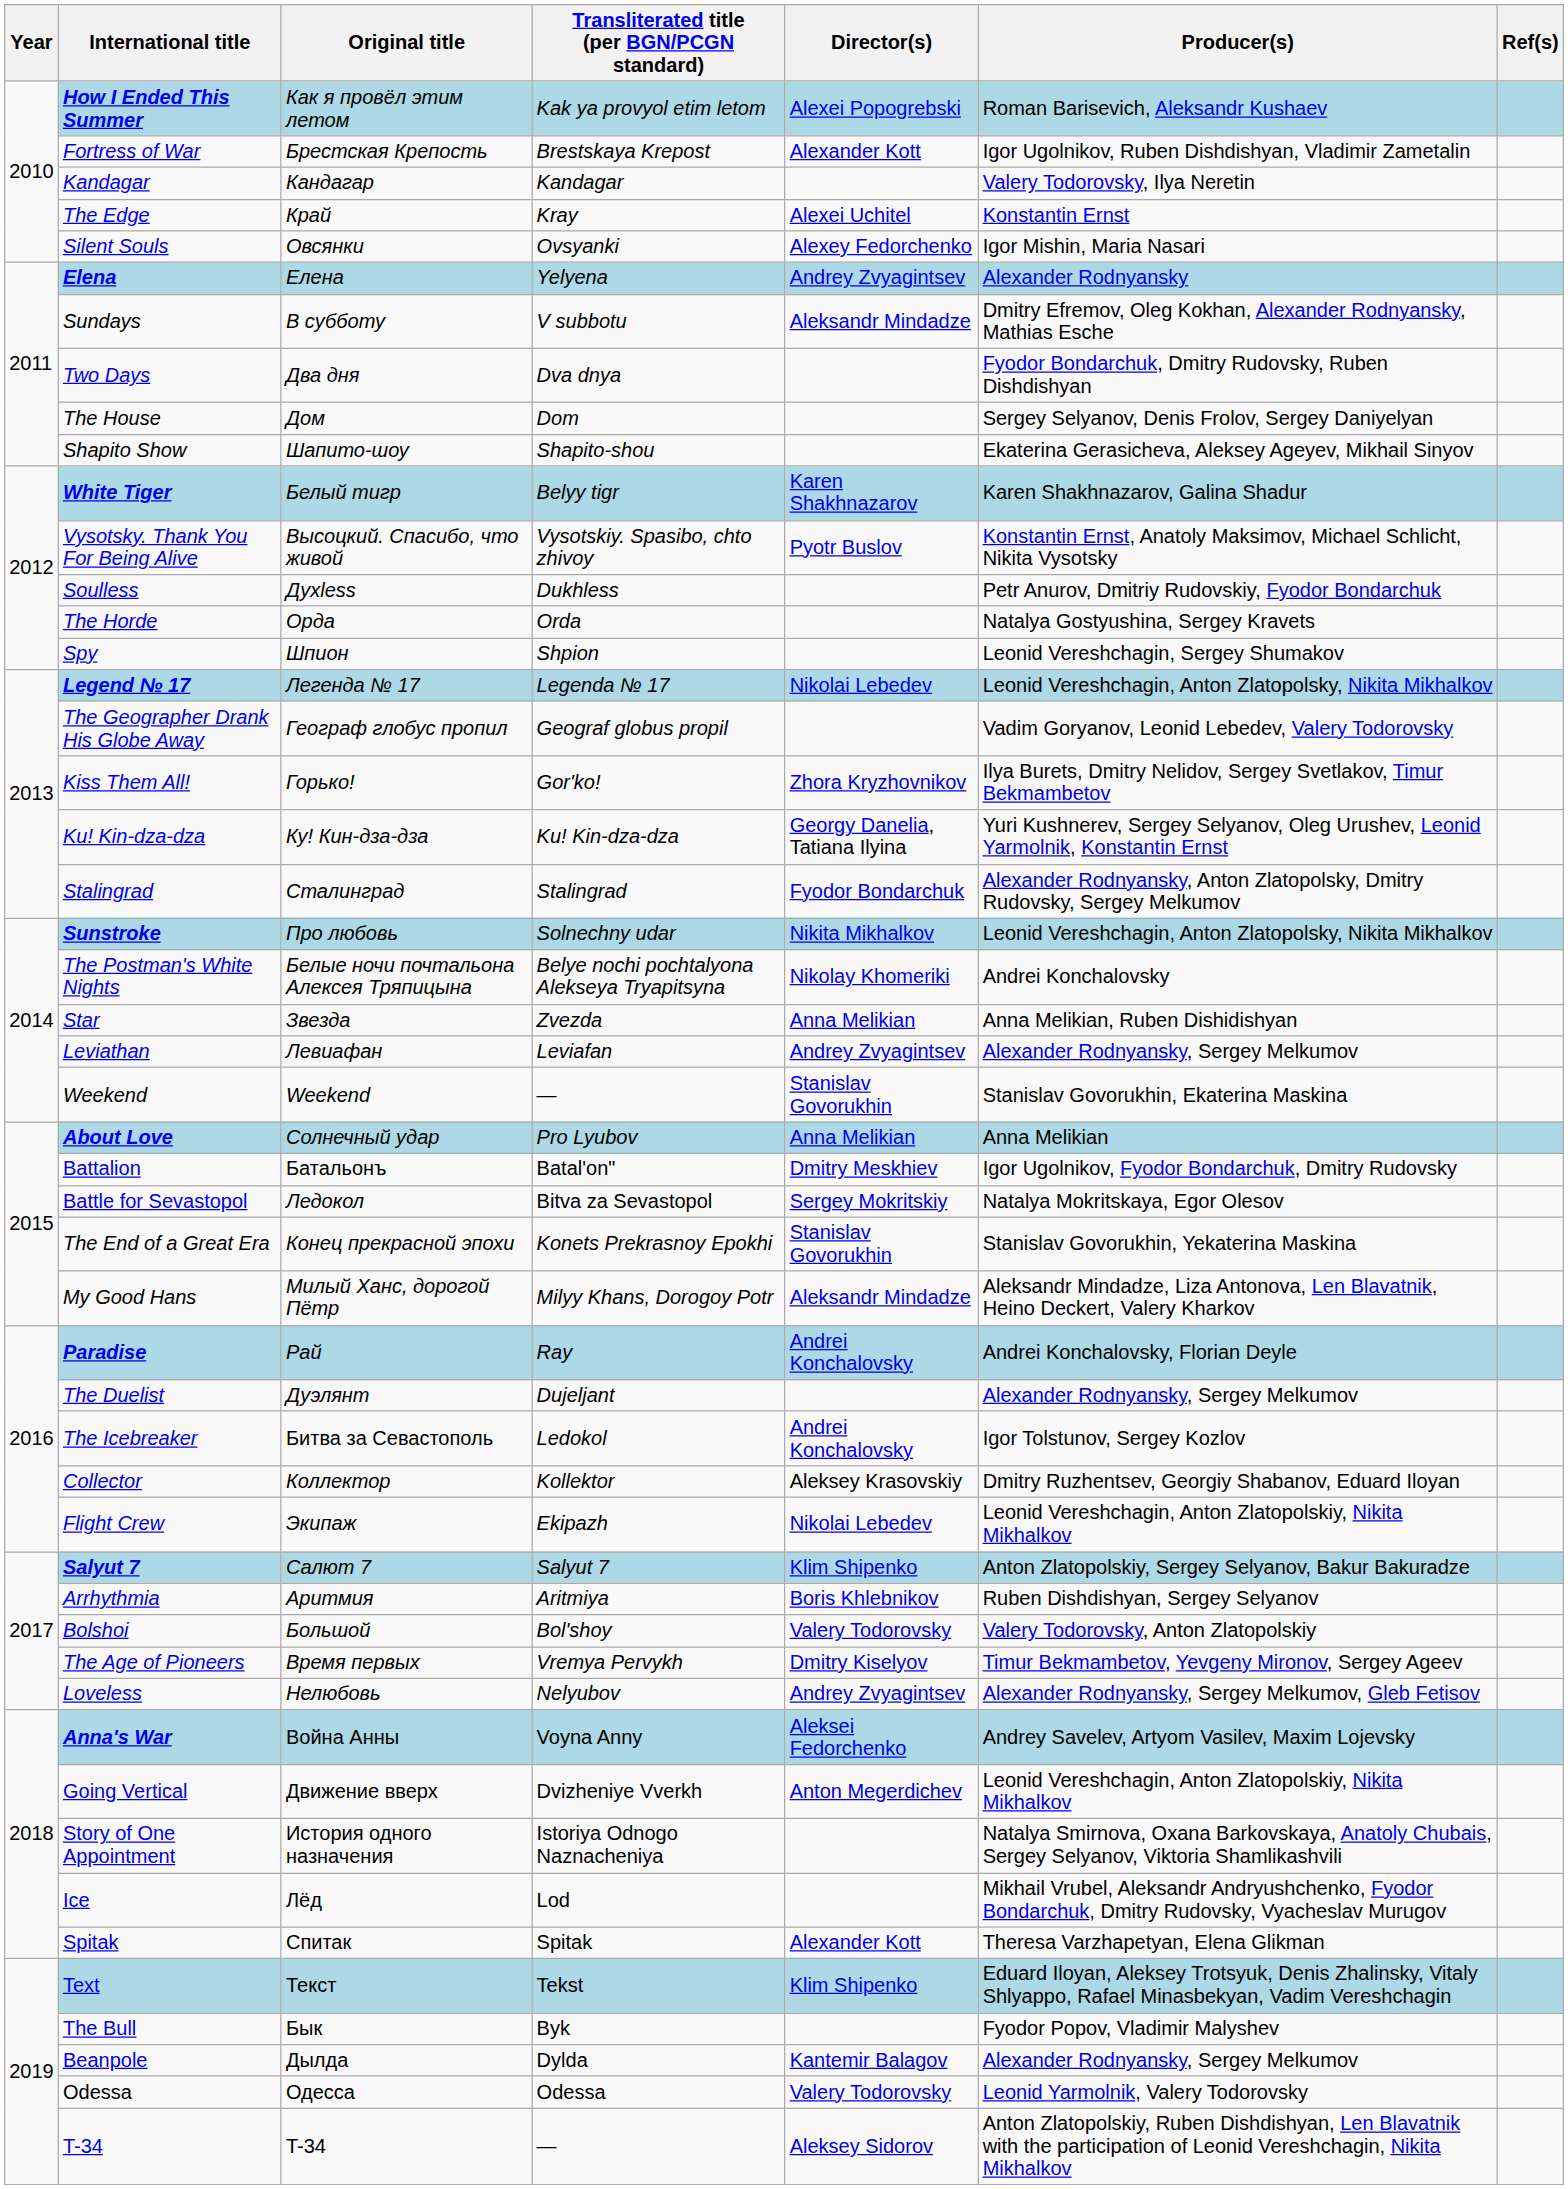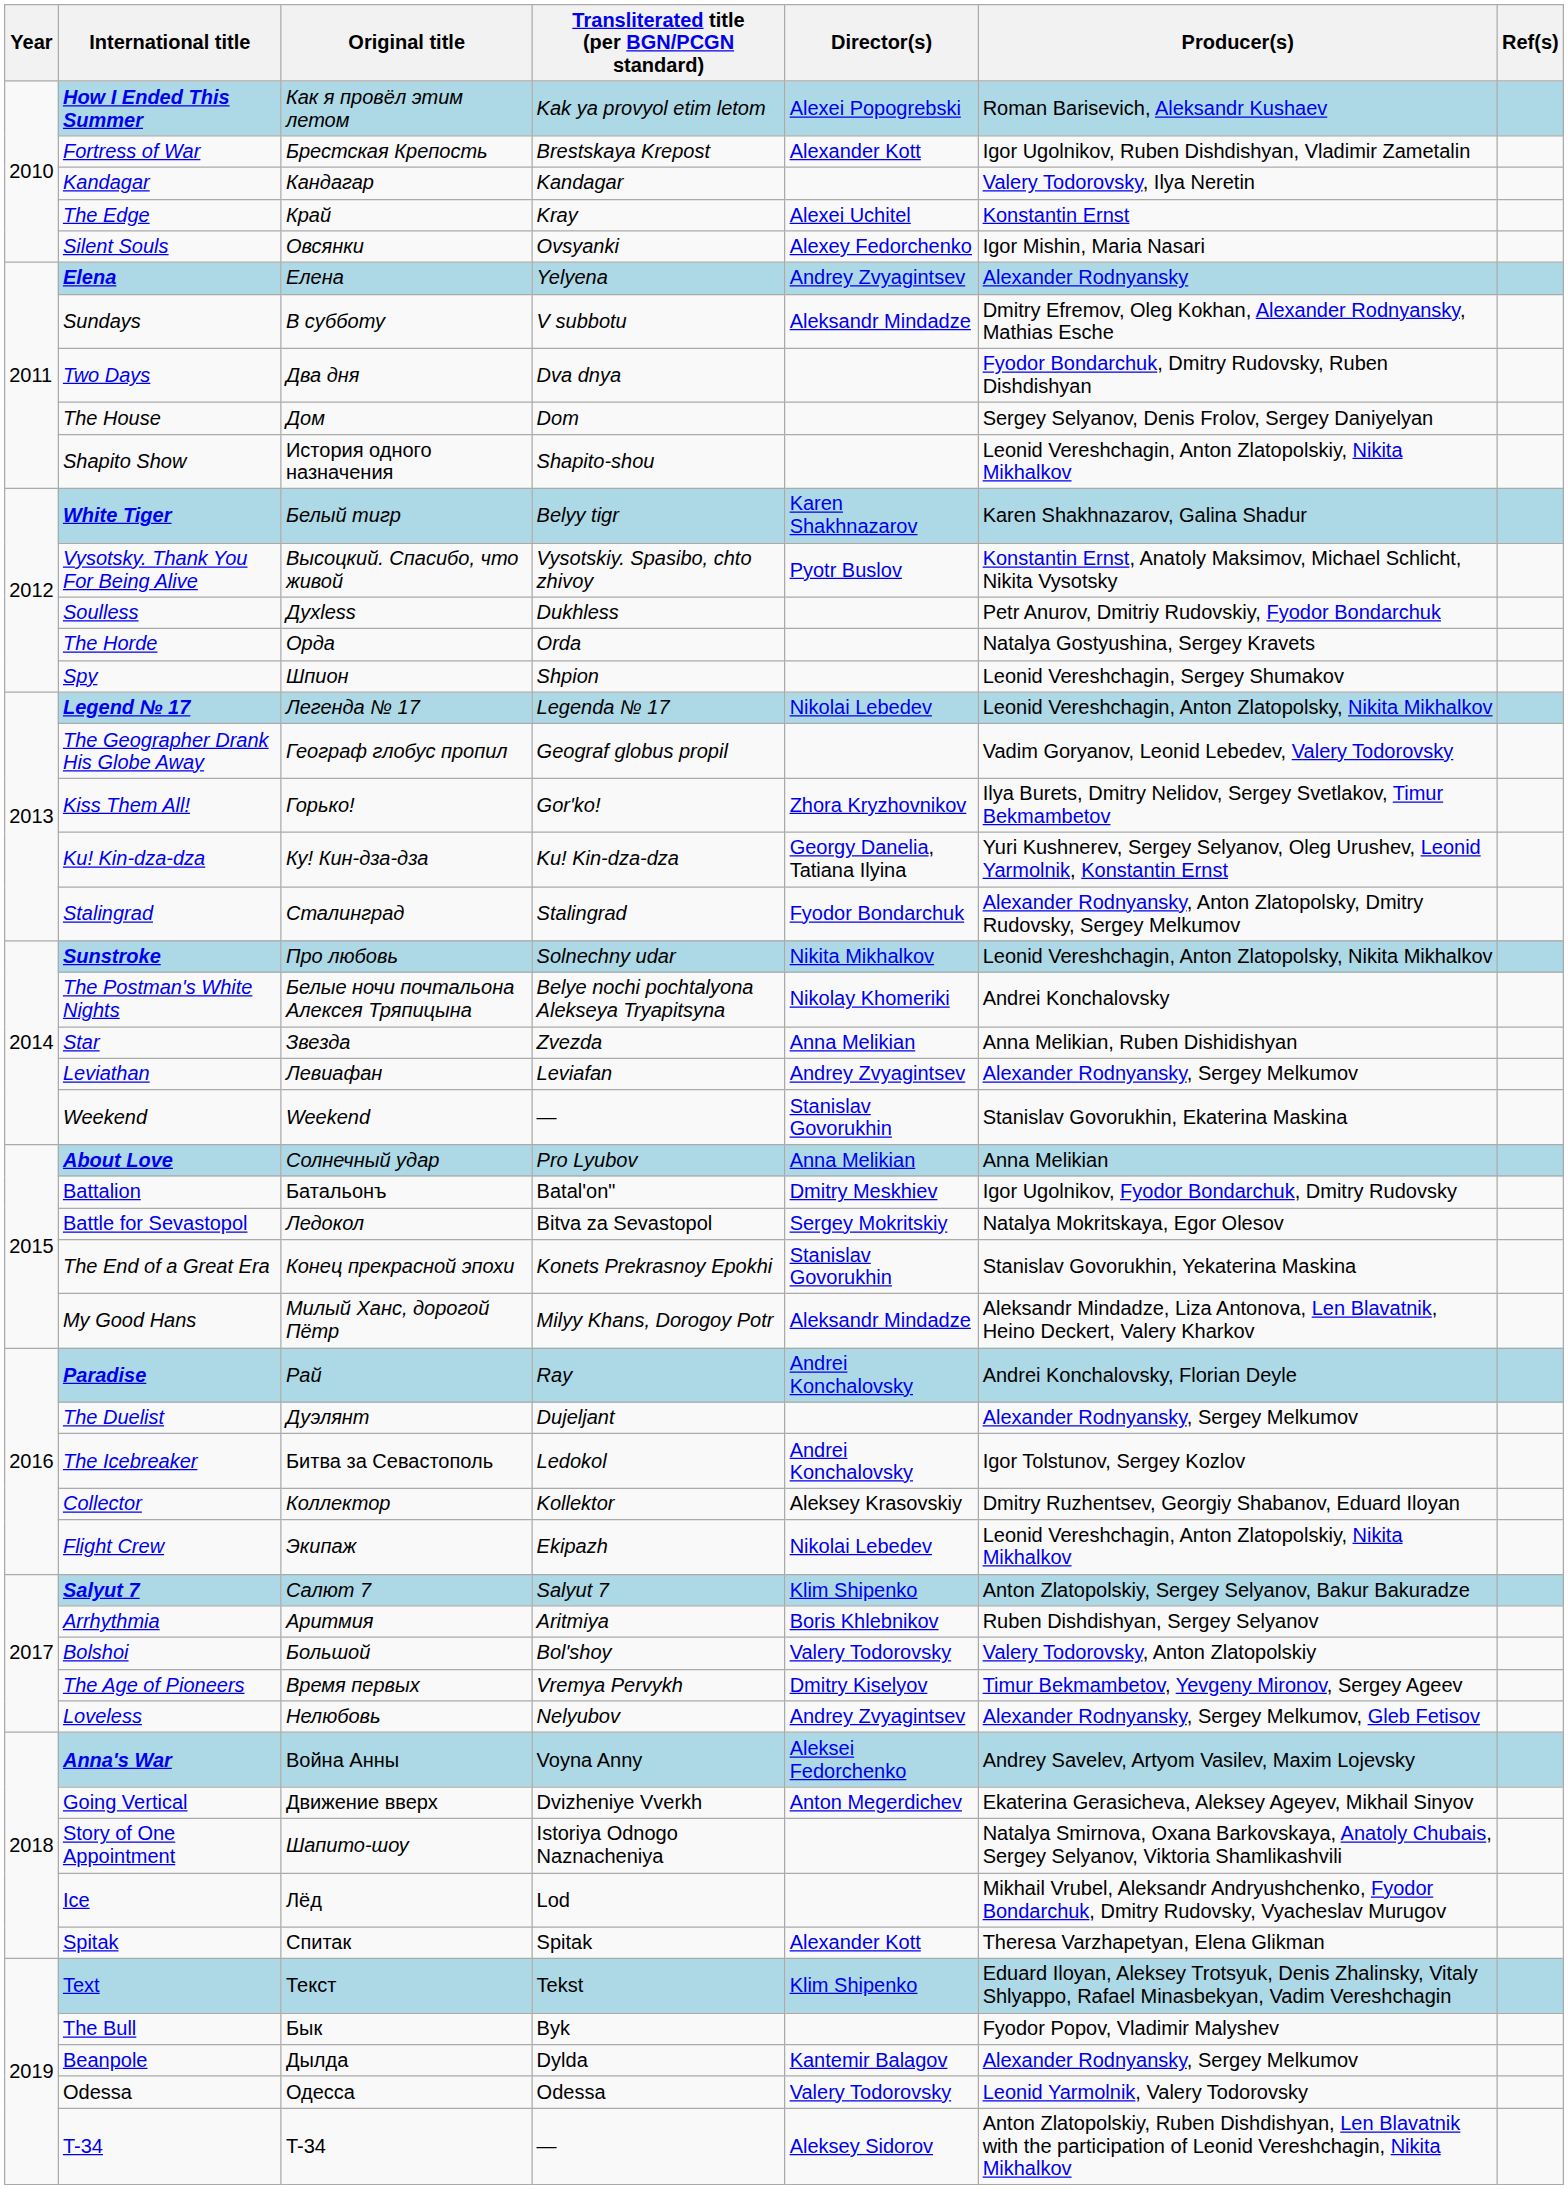(347, 450) Шапито-шоу -> (359, 461) История одного назначения
(1228, 450) Ekaterina Gerasicheva, Aleksey Ageyev, Mikhail Sinyov -> (1193, 461) Leonid Vereshchagin, Anton Zlatopolskiy, Nikita Mikhalkov
(1193, 1791) Leonid Vereshchagin, Anton Zlatopolskiy, Nikita Mikhalkov -> (1228, 1802) Ekaterina Gerasicheva, Aleksey Ageyev, Mikhail Sinyov
(359, 1845) История одного назначения -> (347, 1845) Шапито-шоу
